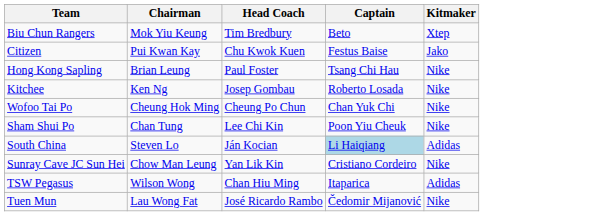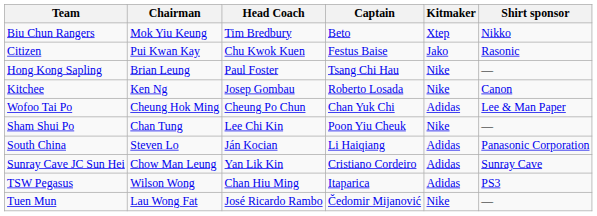+ column: (535, 13)
(438, 107) Nike -> (443, 107) Adidas
(356, 145) lightblue background -> (356, 145) no background
(438, 164) Nike -> (443, 164) Adidas
